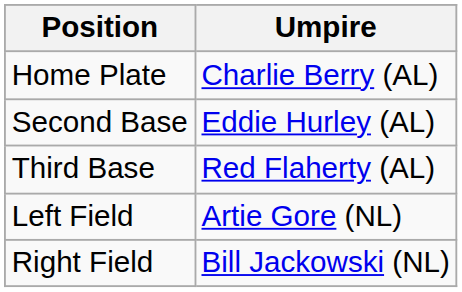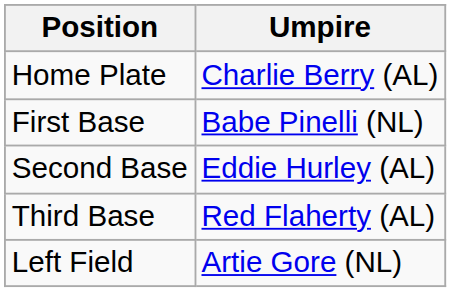+ row: (78, 121)
- row: (82, 262)
